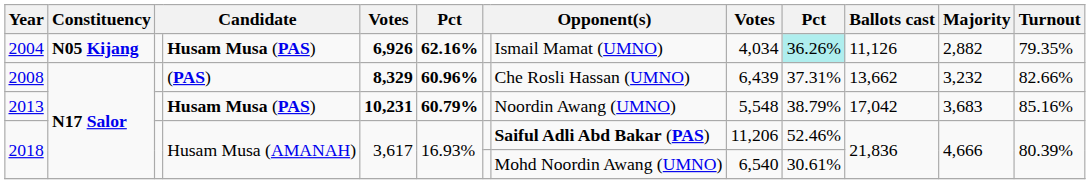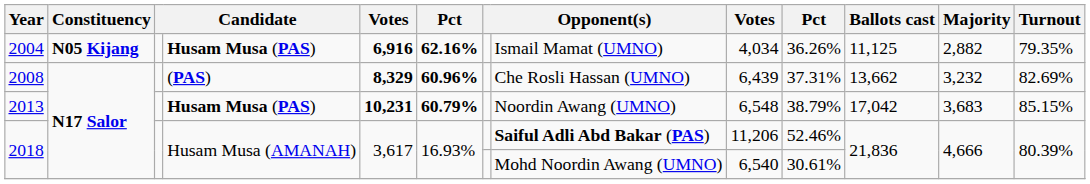(393, 48) 6,926 -> (393, 48) 6,916
(814, 48) paleturquoise background -> (814, 48) no background
(873, 48) 11,126 -> (873, 48) 11,125
(1046, 77) 82.66% -> (1046, 77) 82.69%
(759, 106) 5,548 -> (759, 106) 6,548
(1046, 106) 85.16% -> (1046, 106) 85.15%
